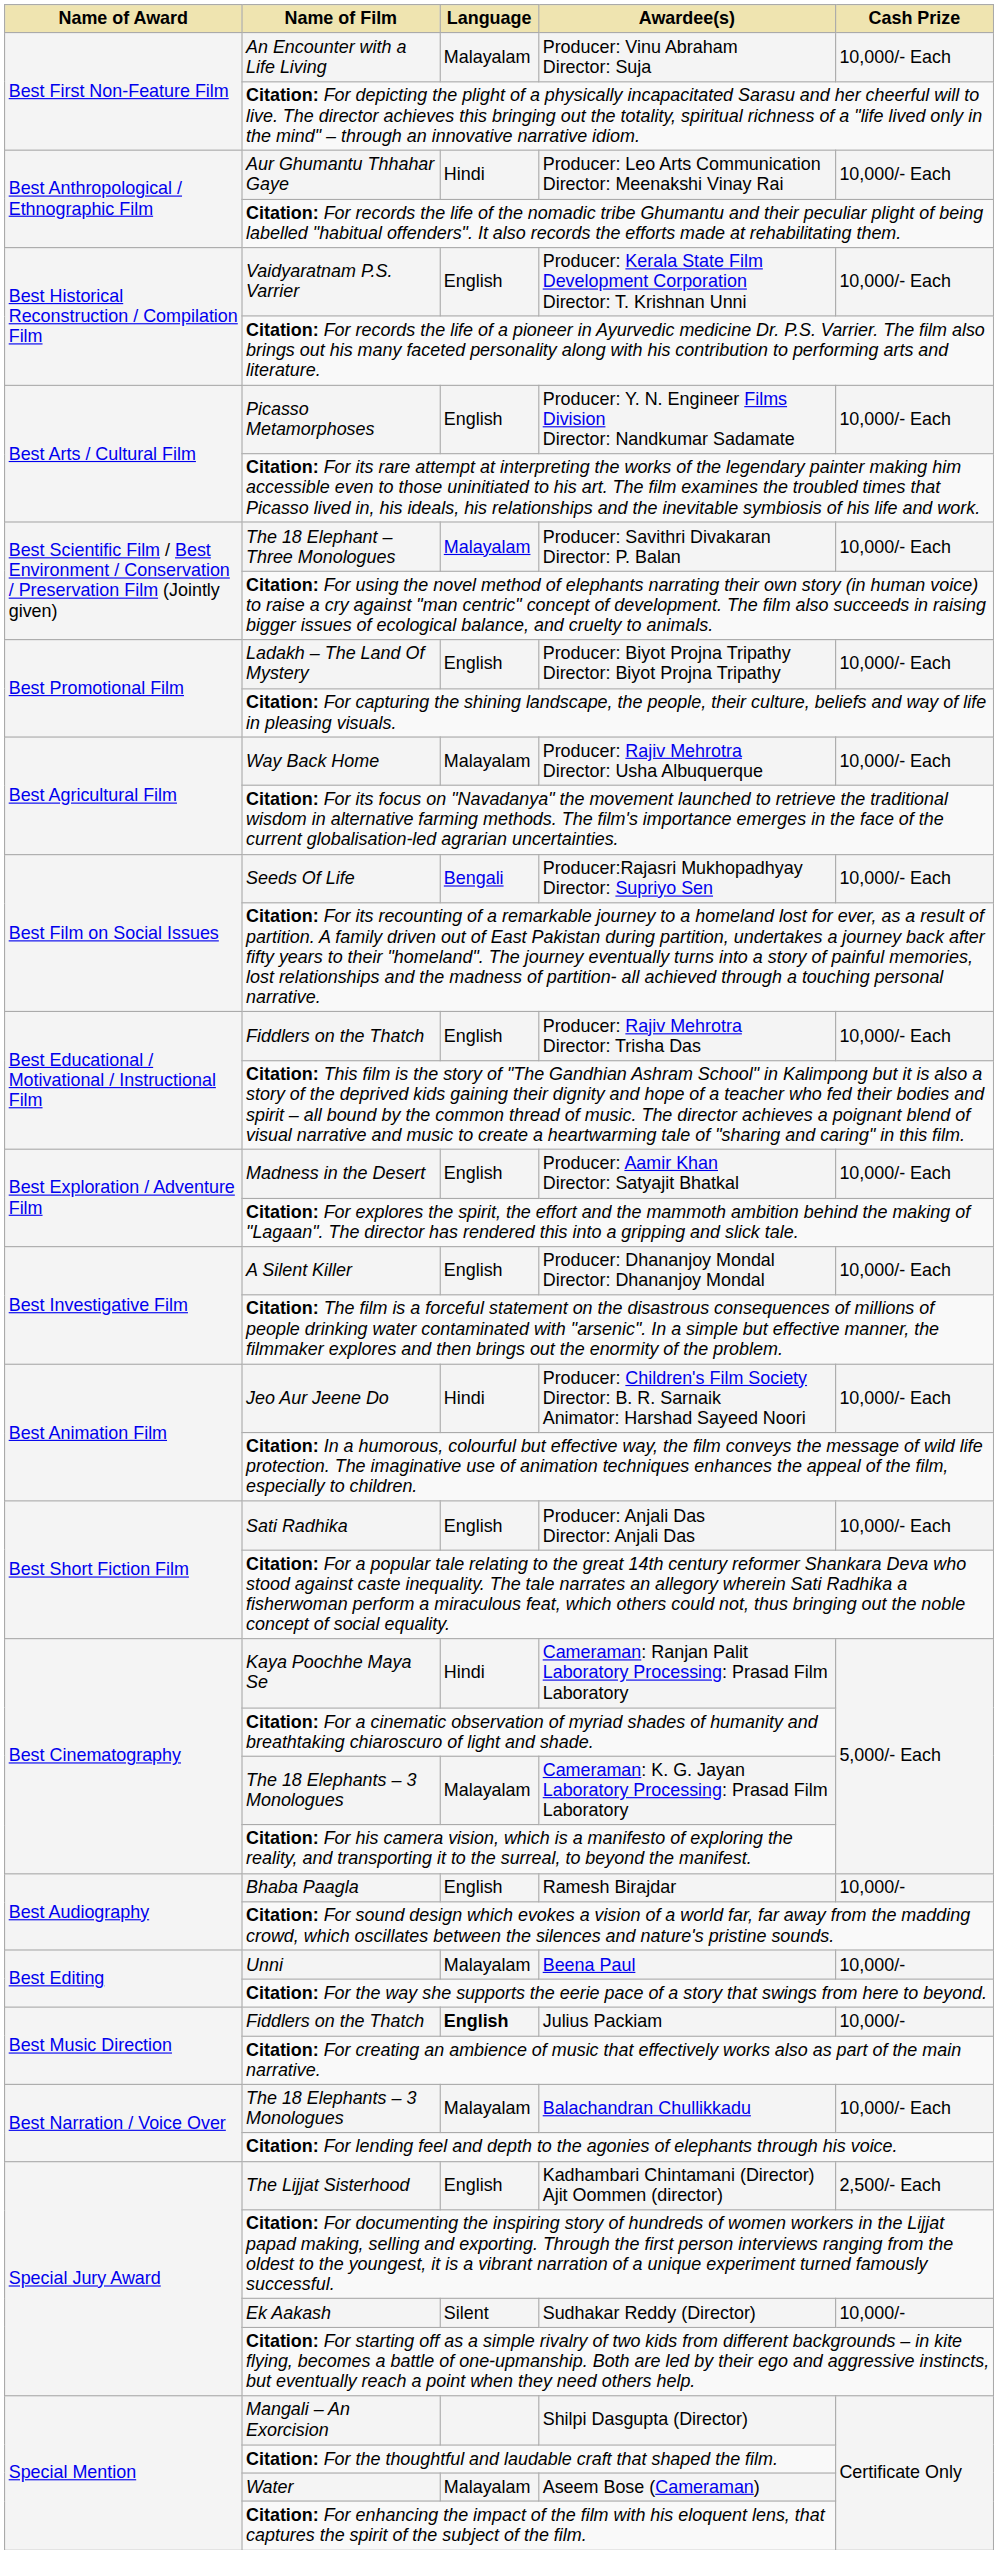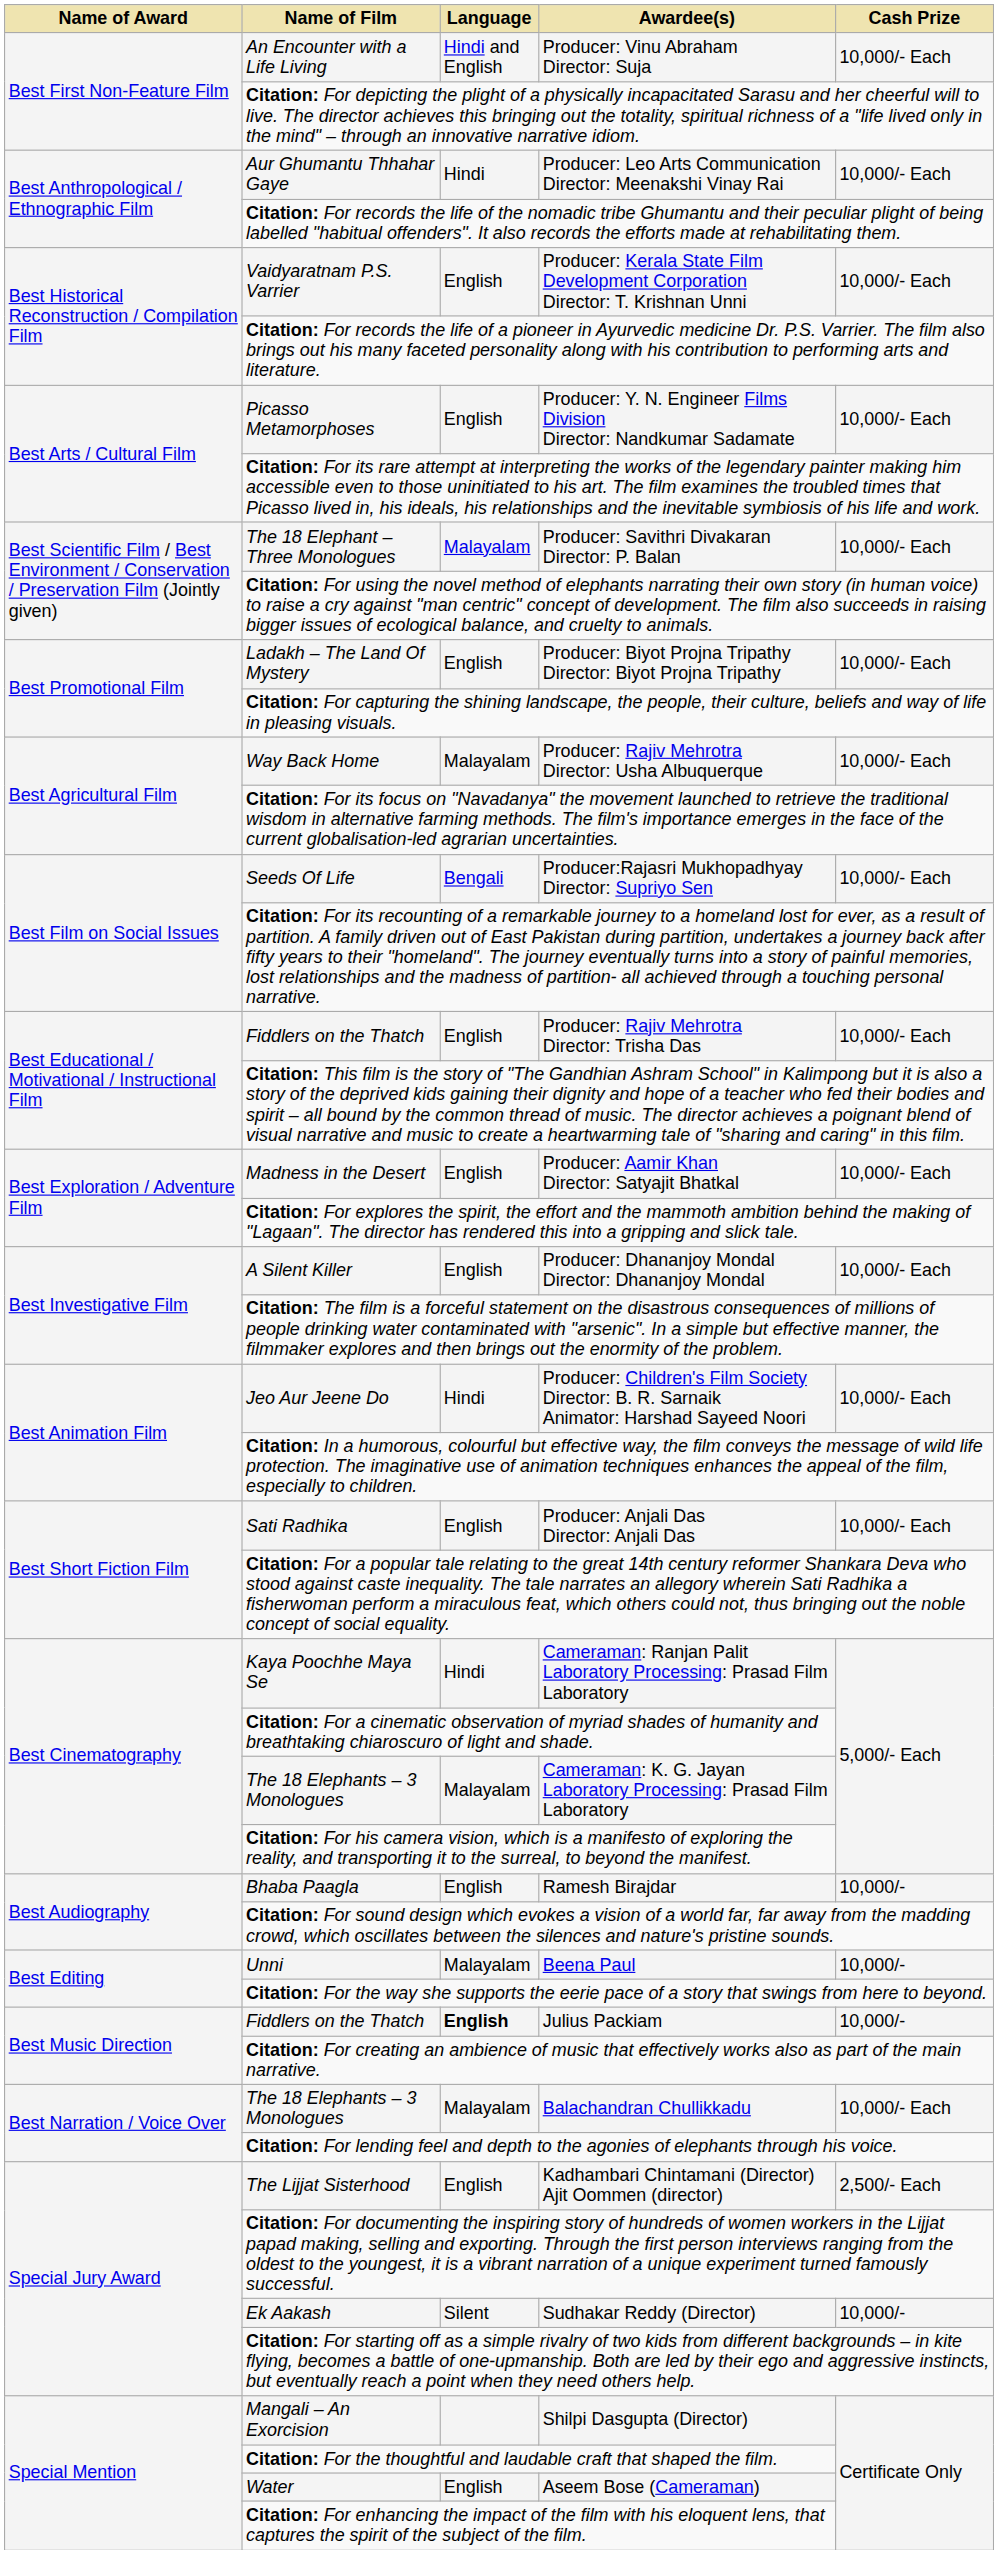(487, 57) Malayalam -> (482, 57) Hindi and English
(487, 2487) Malayalam -> (473, 2487) English
